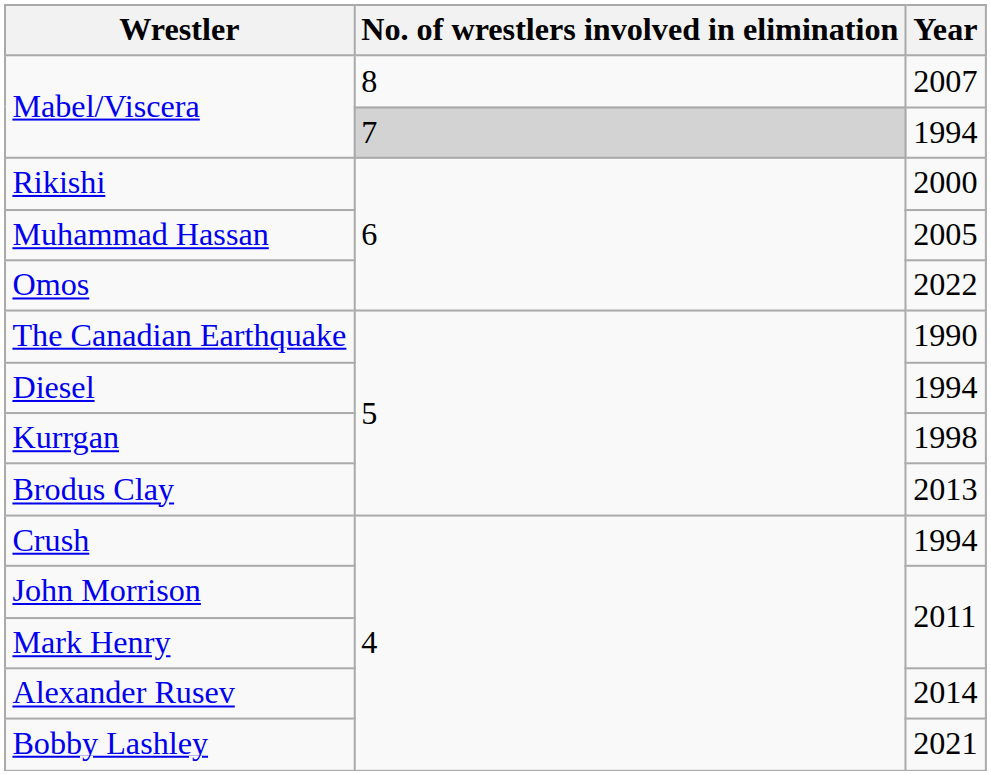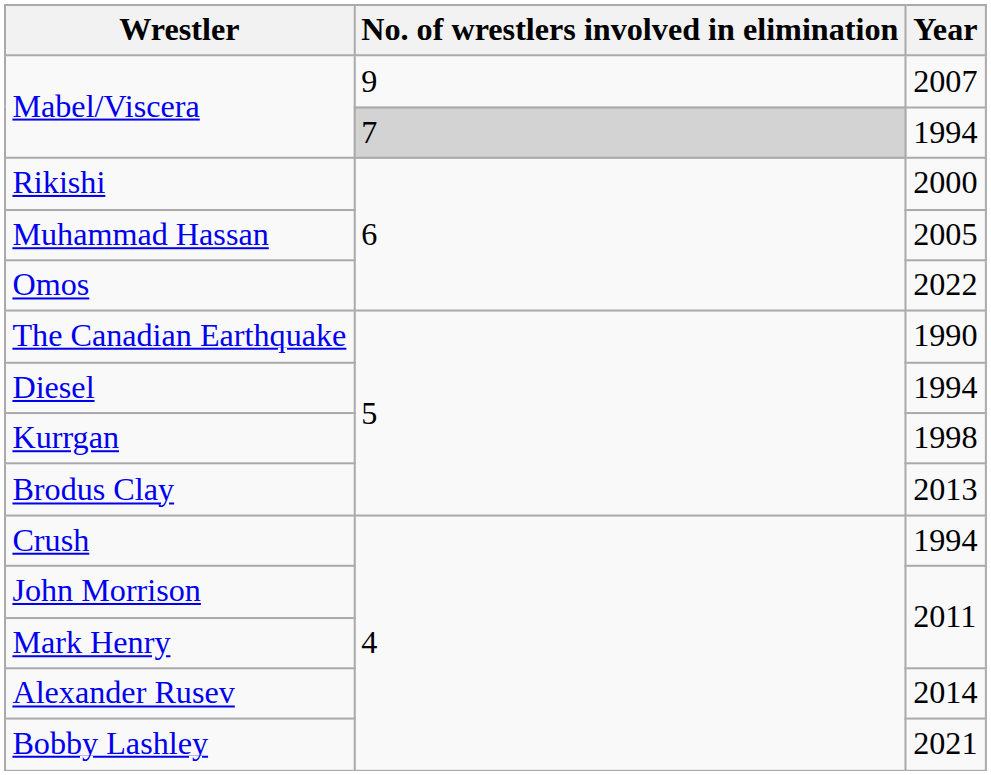(369, 81) 8 -> (369, 81) 9
